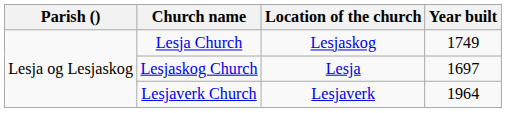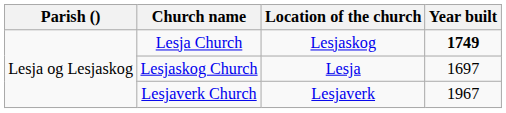(463, 42) normal -> (463, 42) bold
(463, 94) 1964 -> (463, 94) 1967
